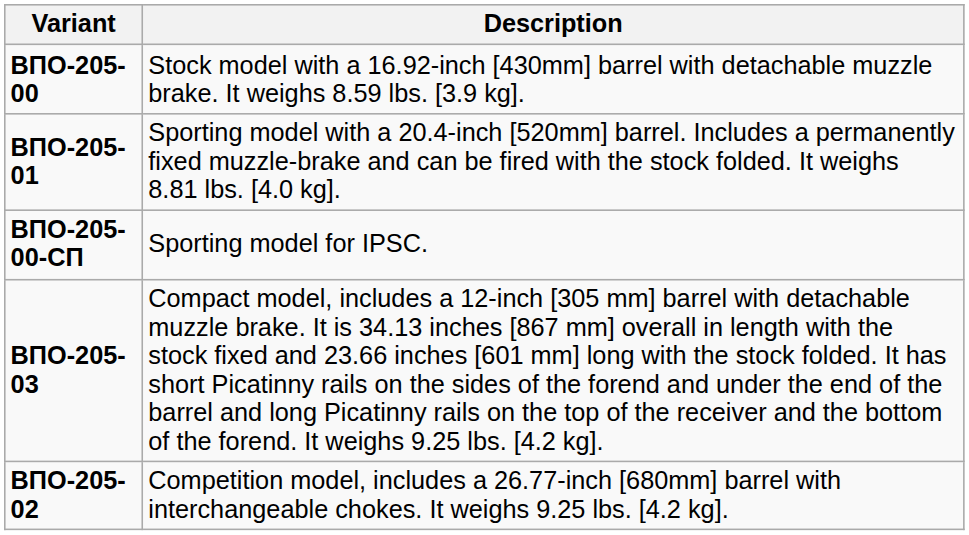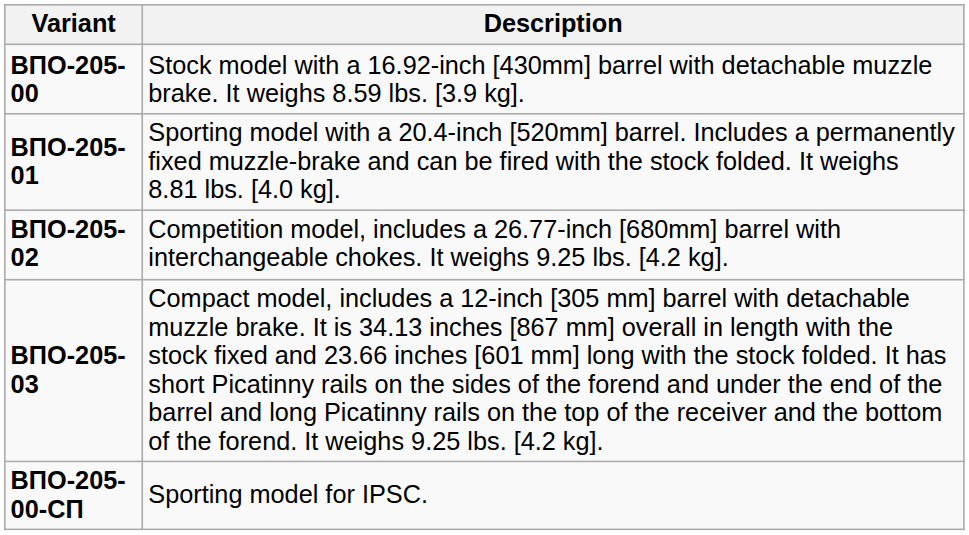rows swapped: (68, 495) <-> (68, 244)
